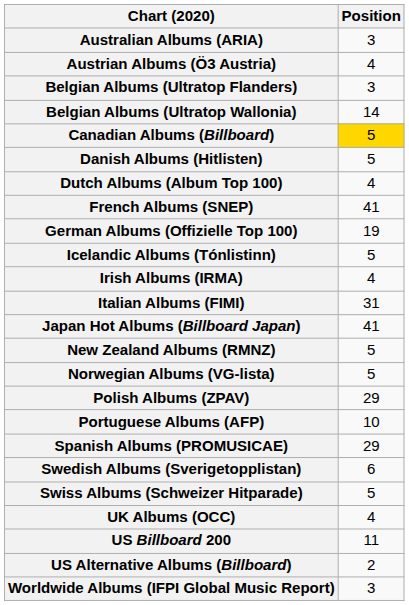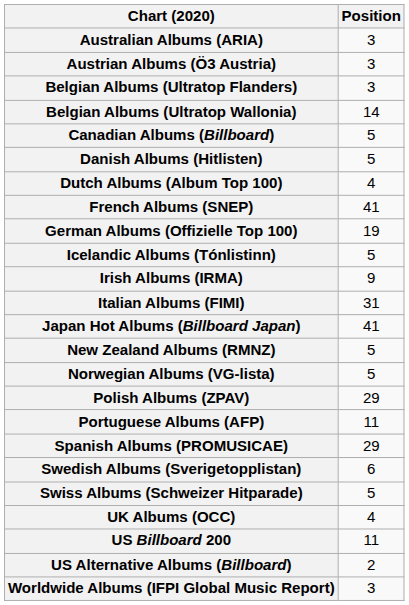(371, 64) 4 -> (371, 64) 3
(371, 135) gold background -> (371, 135) no background
(371, 278) 4 -> (371, 278) 9
(371, 421) 10 -> (371, 421) 11
